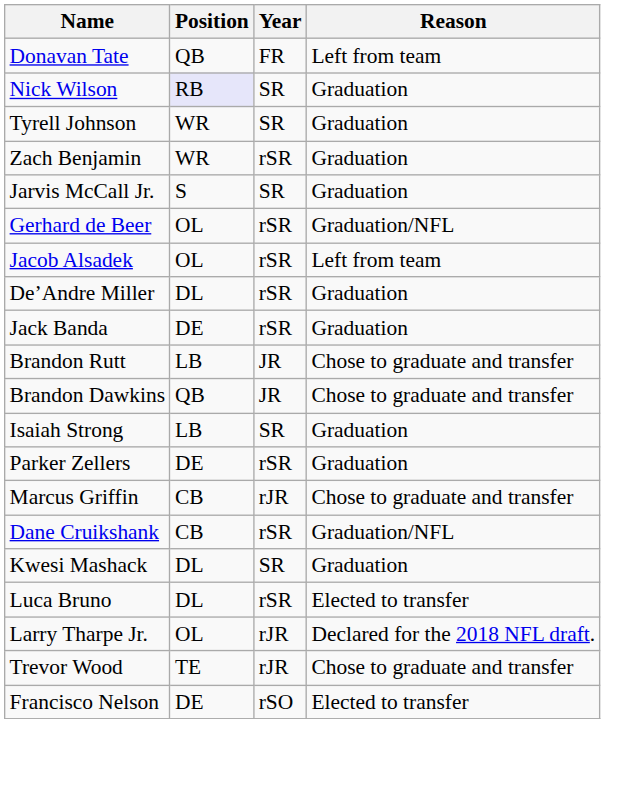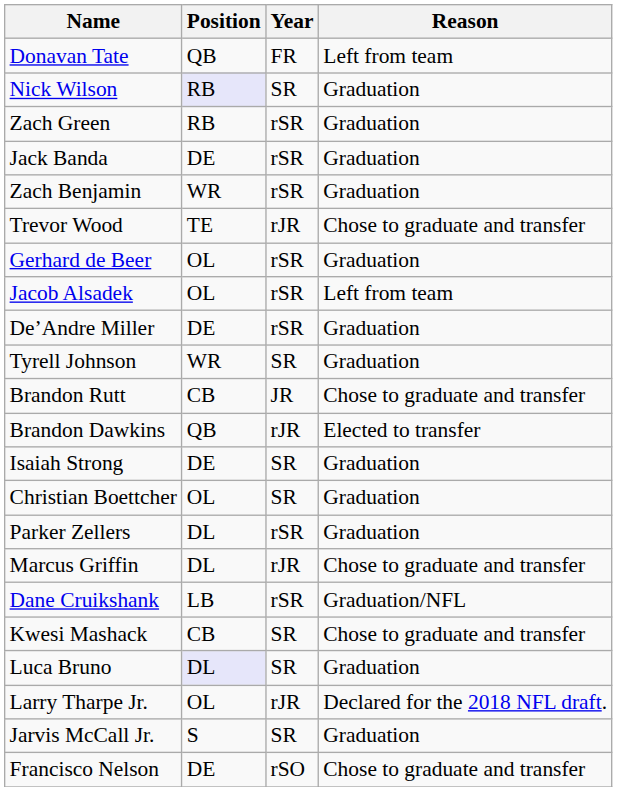+ row: (60, 123)
rows swapped: (73, 123) <-> (59, 327)
rows swapped: (66, 667) <-> (82, 191)
(383, 225) Graduation/NFL -> (372, 259) Graduation
(189, 293) DL -> (201, 327) DE
(189, 361) LB -> (201, 395) CB
(270, 395) JR -> (285, 429) rJR
(442, 395) Chose to graduate and transfer -> (402, 429) Elected to transfer
(189, 429) LB -> (201, 463) DE
+ row: (93, 497)
(189, 463) DE -> (201, 531) DL
(189, 497) CB -> (201, 565) DL
(189, 531) CB -> (201, 599) LB
(189, 565) DL -> (201, 633) CB
(360, 565) Graduation -> (454, 633) Chose to graduate and transfer
(189, 599) no background -> (201, 667) lavender background
(275, 599) rSR -> (284, 667) SR
(390, 599) Elected to transfer -> (372, 667) Graduation
(390, 701) Elected to transfer -> (454, 769) Chose to graduate and transfer
